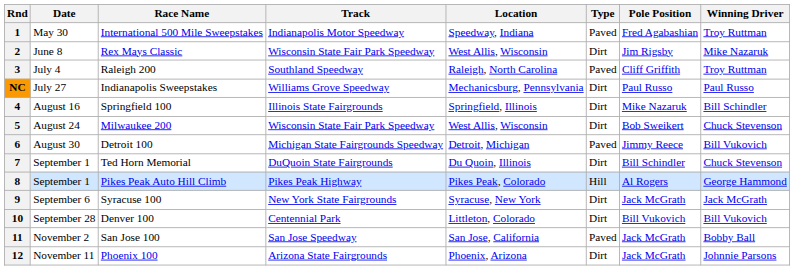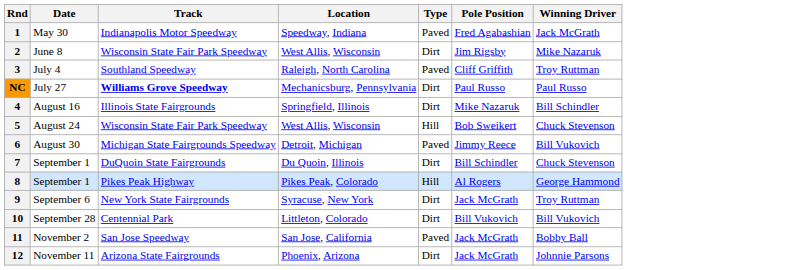- column: (182, 13)
(735, 32) Troy Ruttman -> (568, 32) Jack McGrath
(329, 87) normal -> (164, 87) bold
(598, 125) Dirt -> (430, 125) Hill
(735, 199) Jack McGrath -> (568, 199) Troy Ruttman
